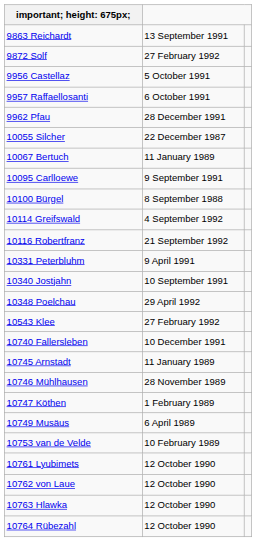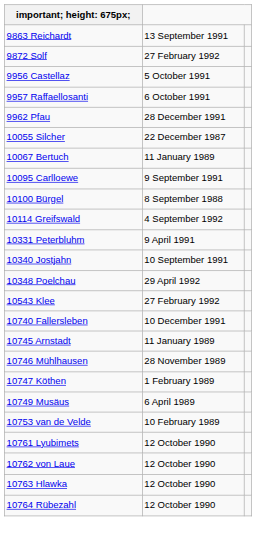- row: (46, 240)
